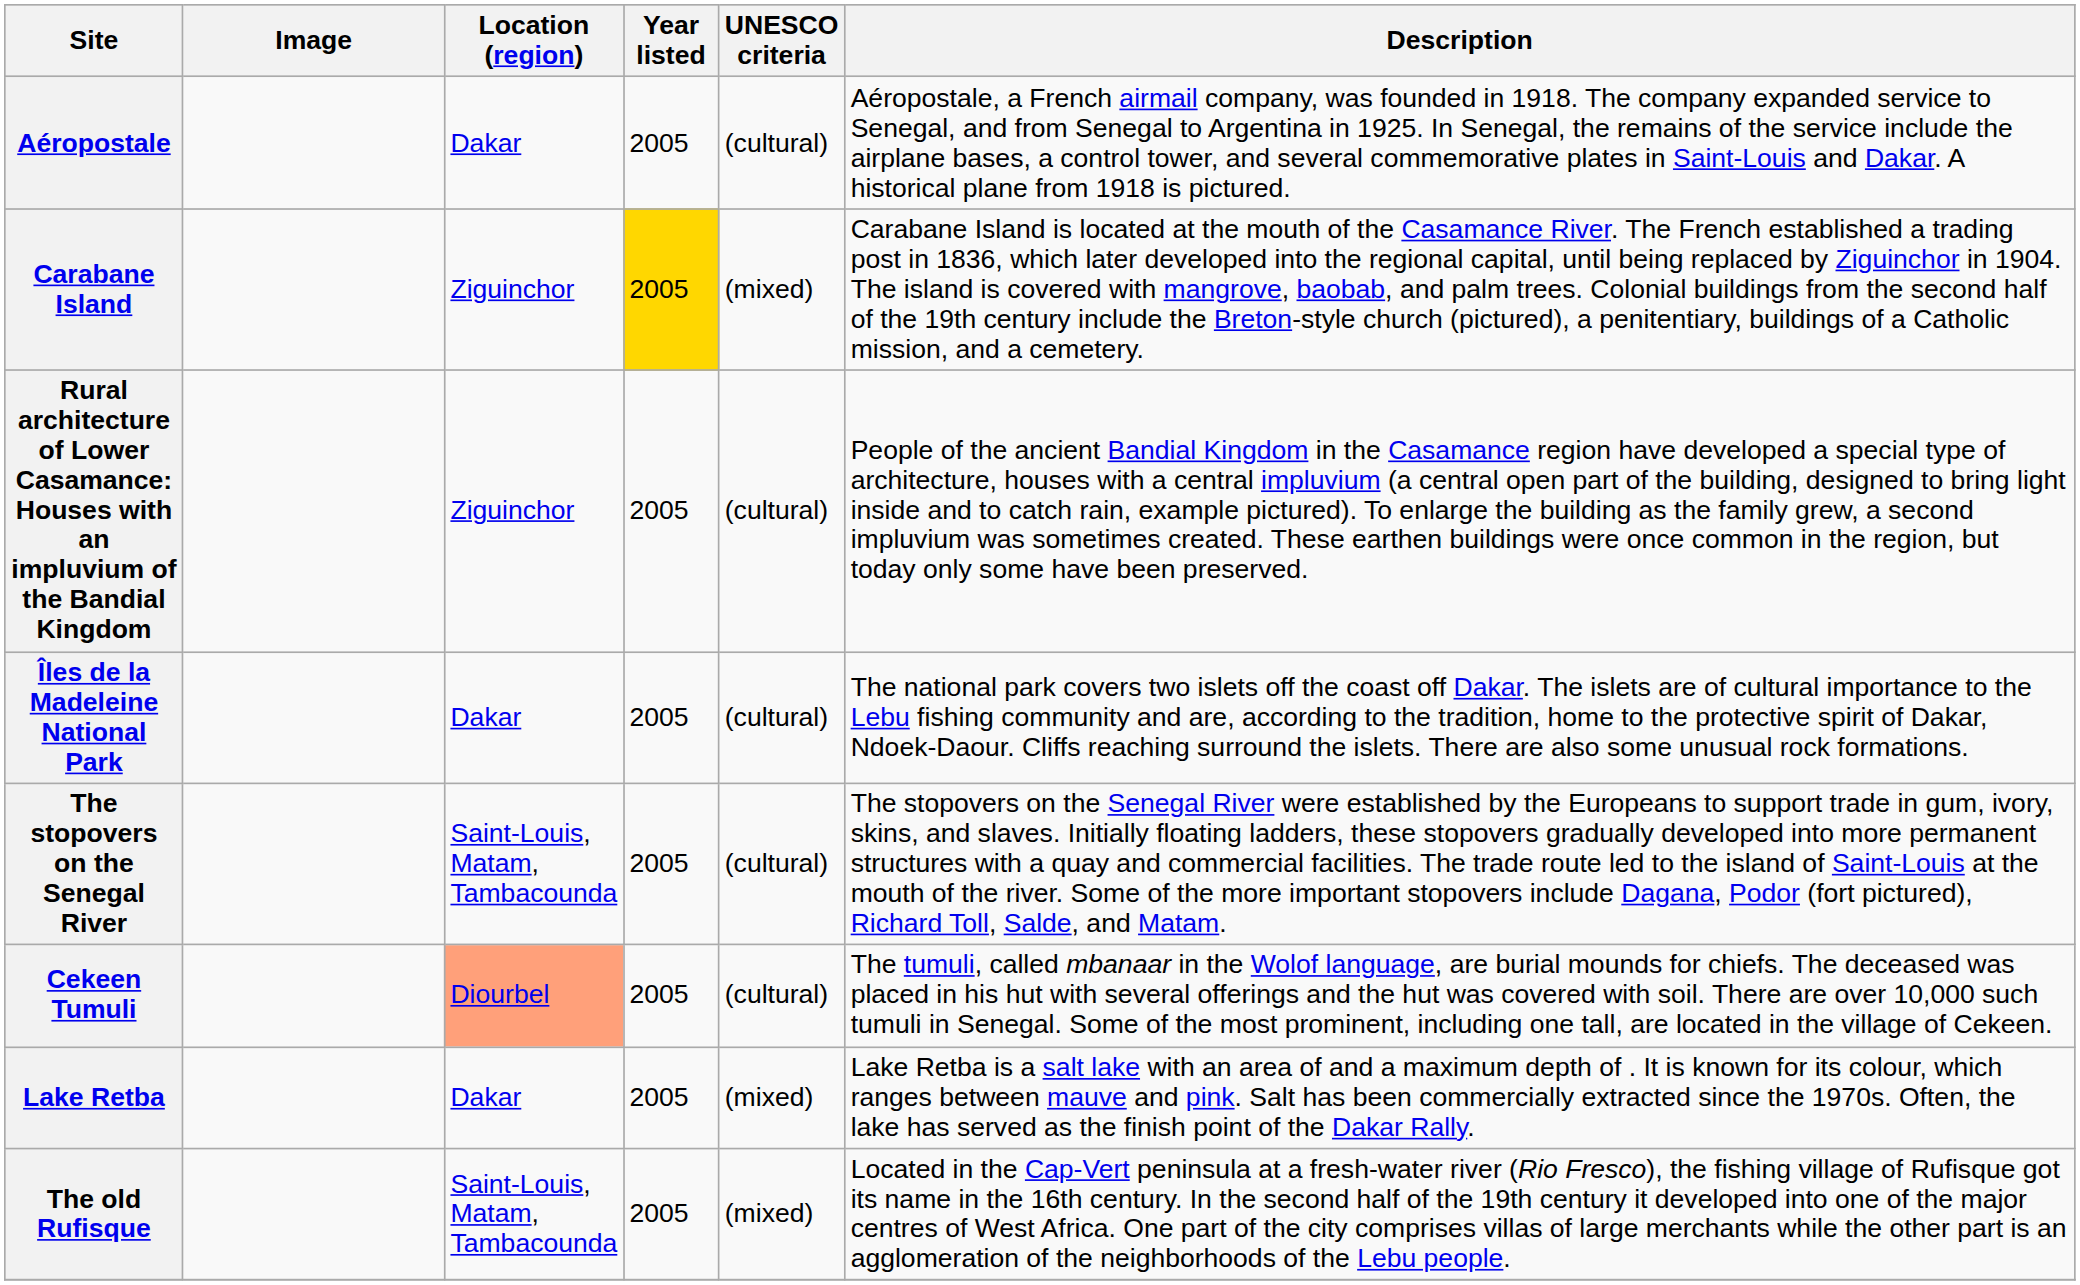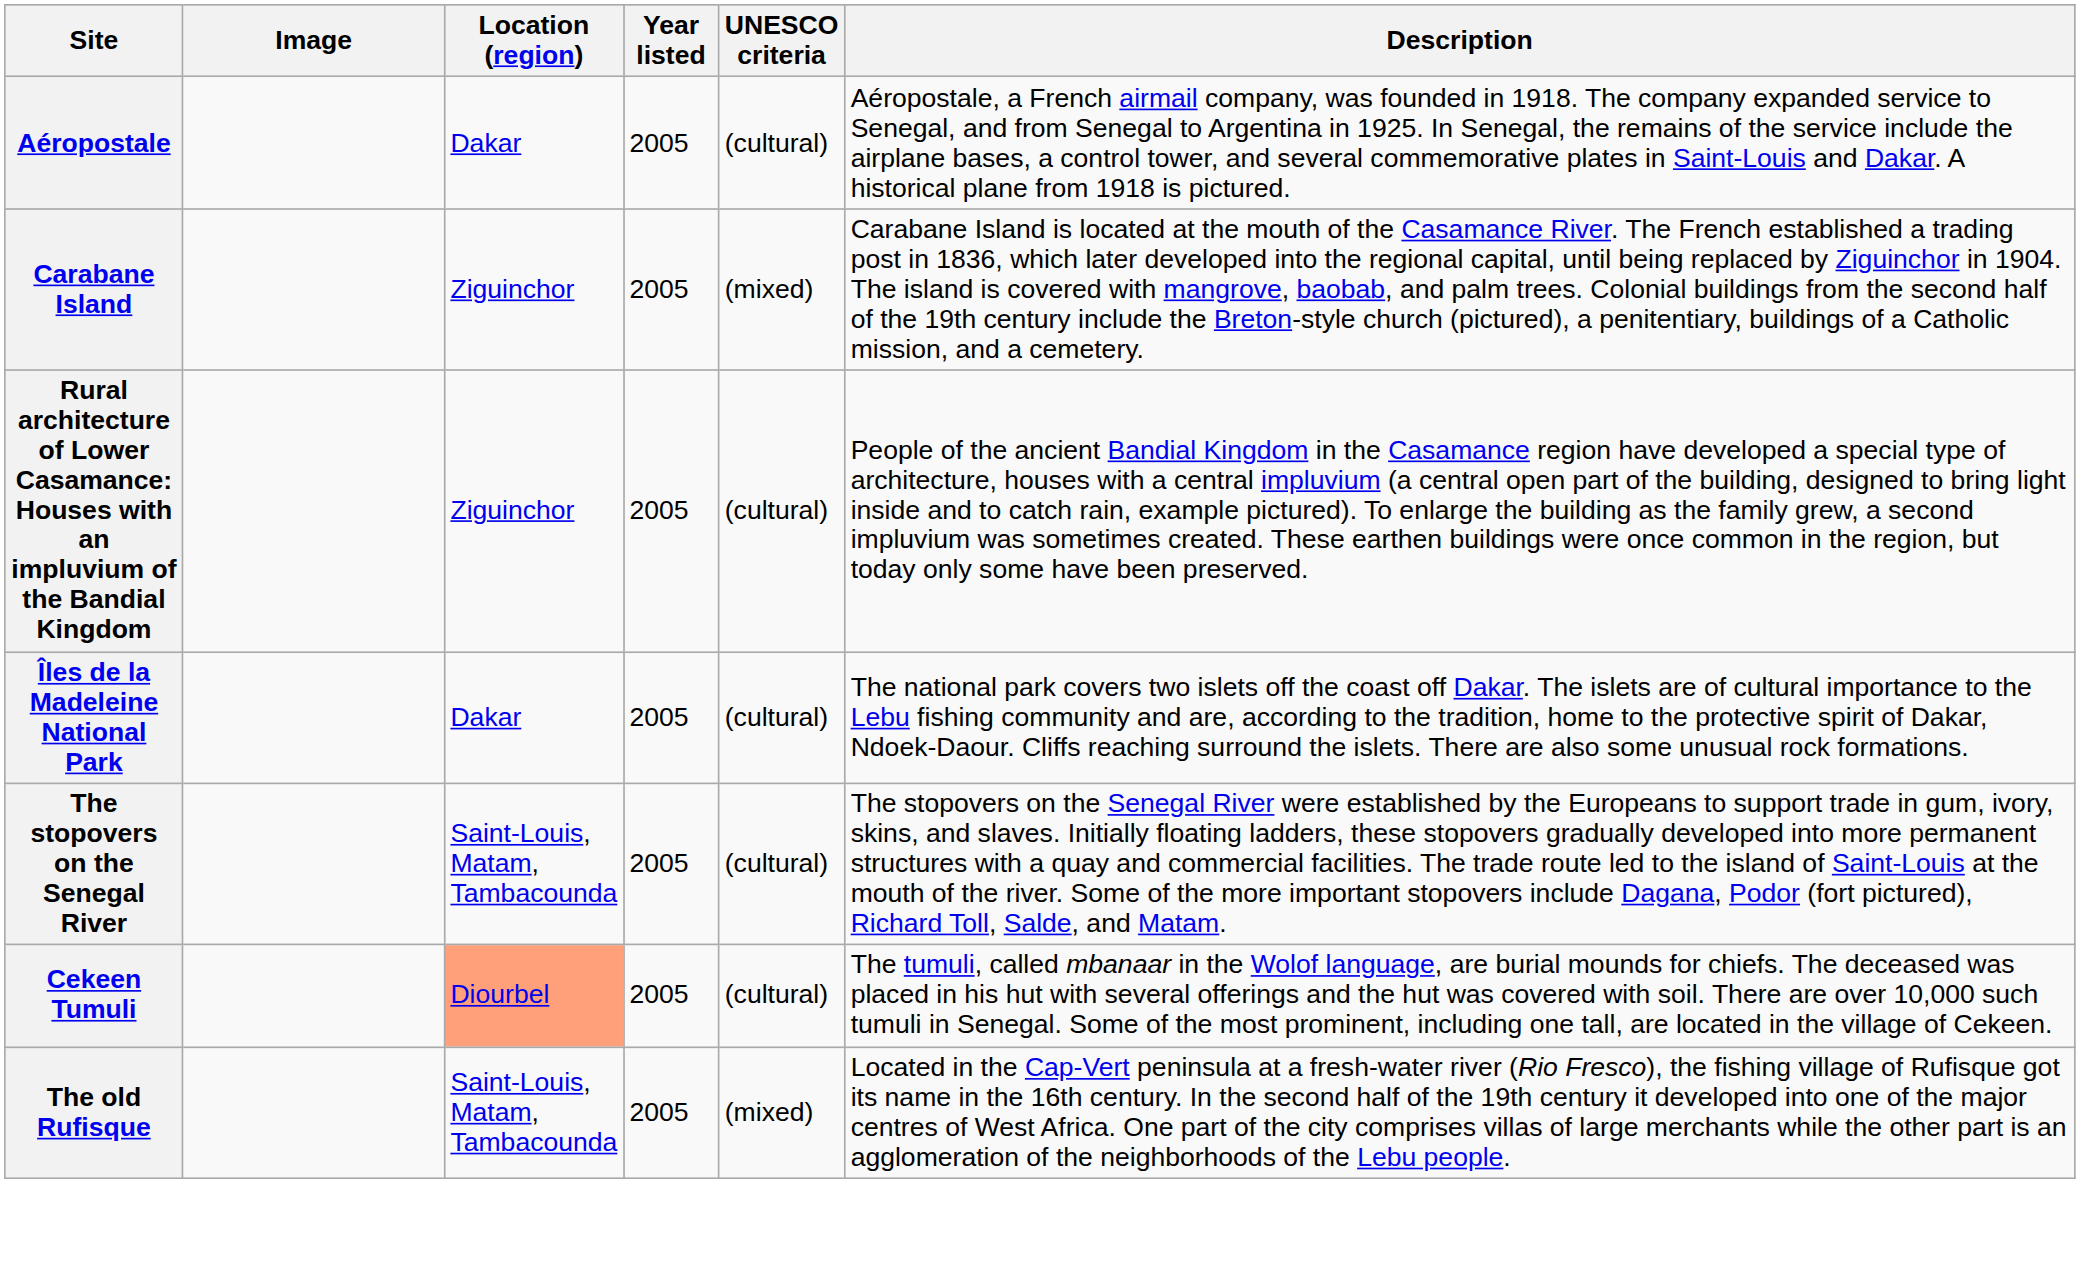(659, 289) gold background -> (659, 289) no background
- row: (94, 1097)
